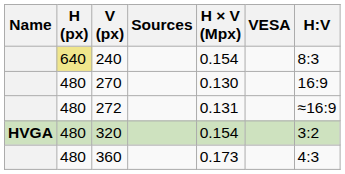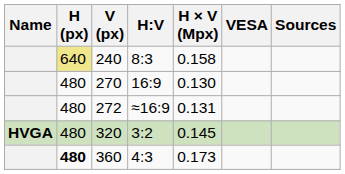columns swapped: (317, 25) <-> (162, 25)
(219, 58) 0.154 -> (197, 58) 0.158
(219, 132) 0.154 -> (197, 132) 0.145
(73, 157) normal -> (73, 157) bold
